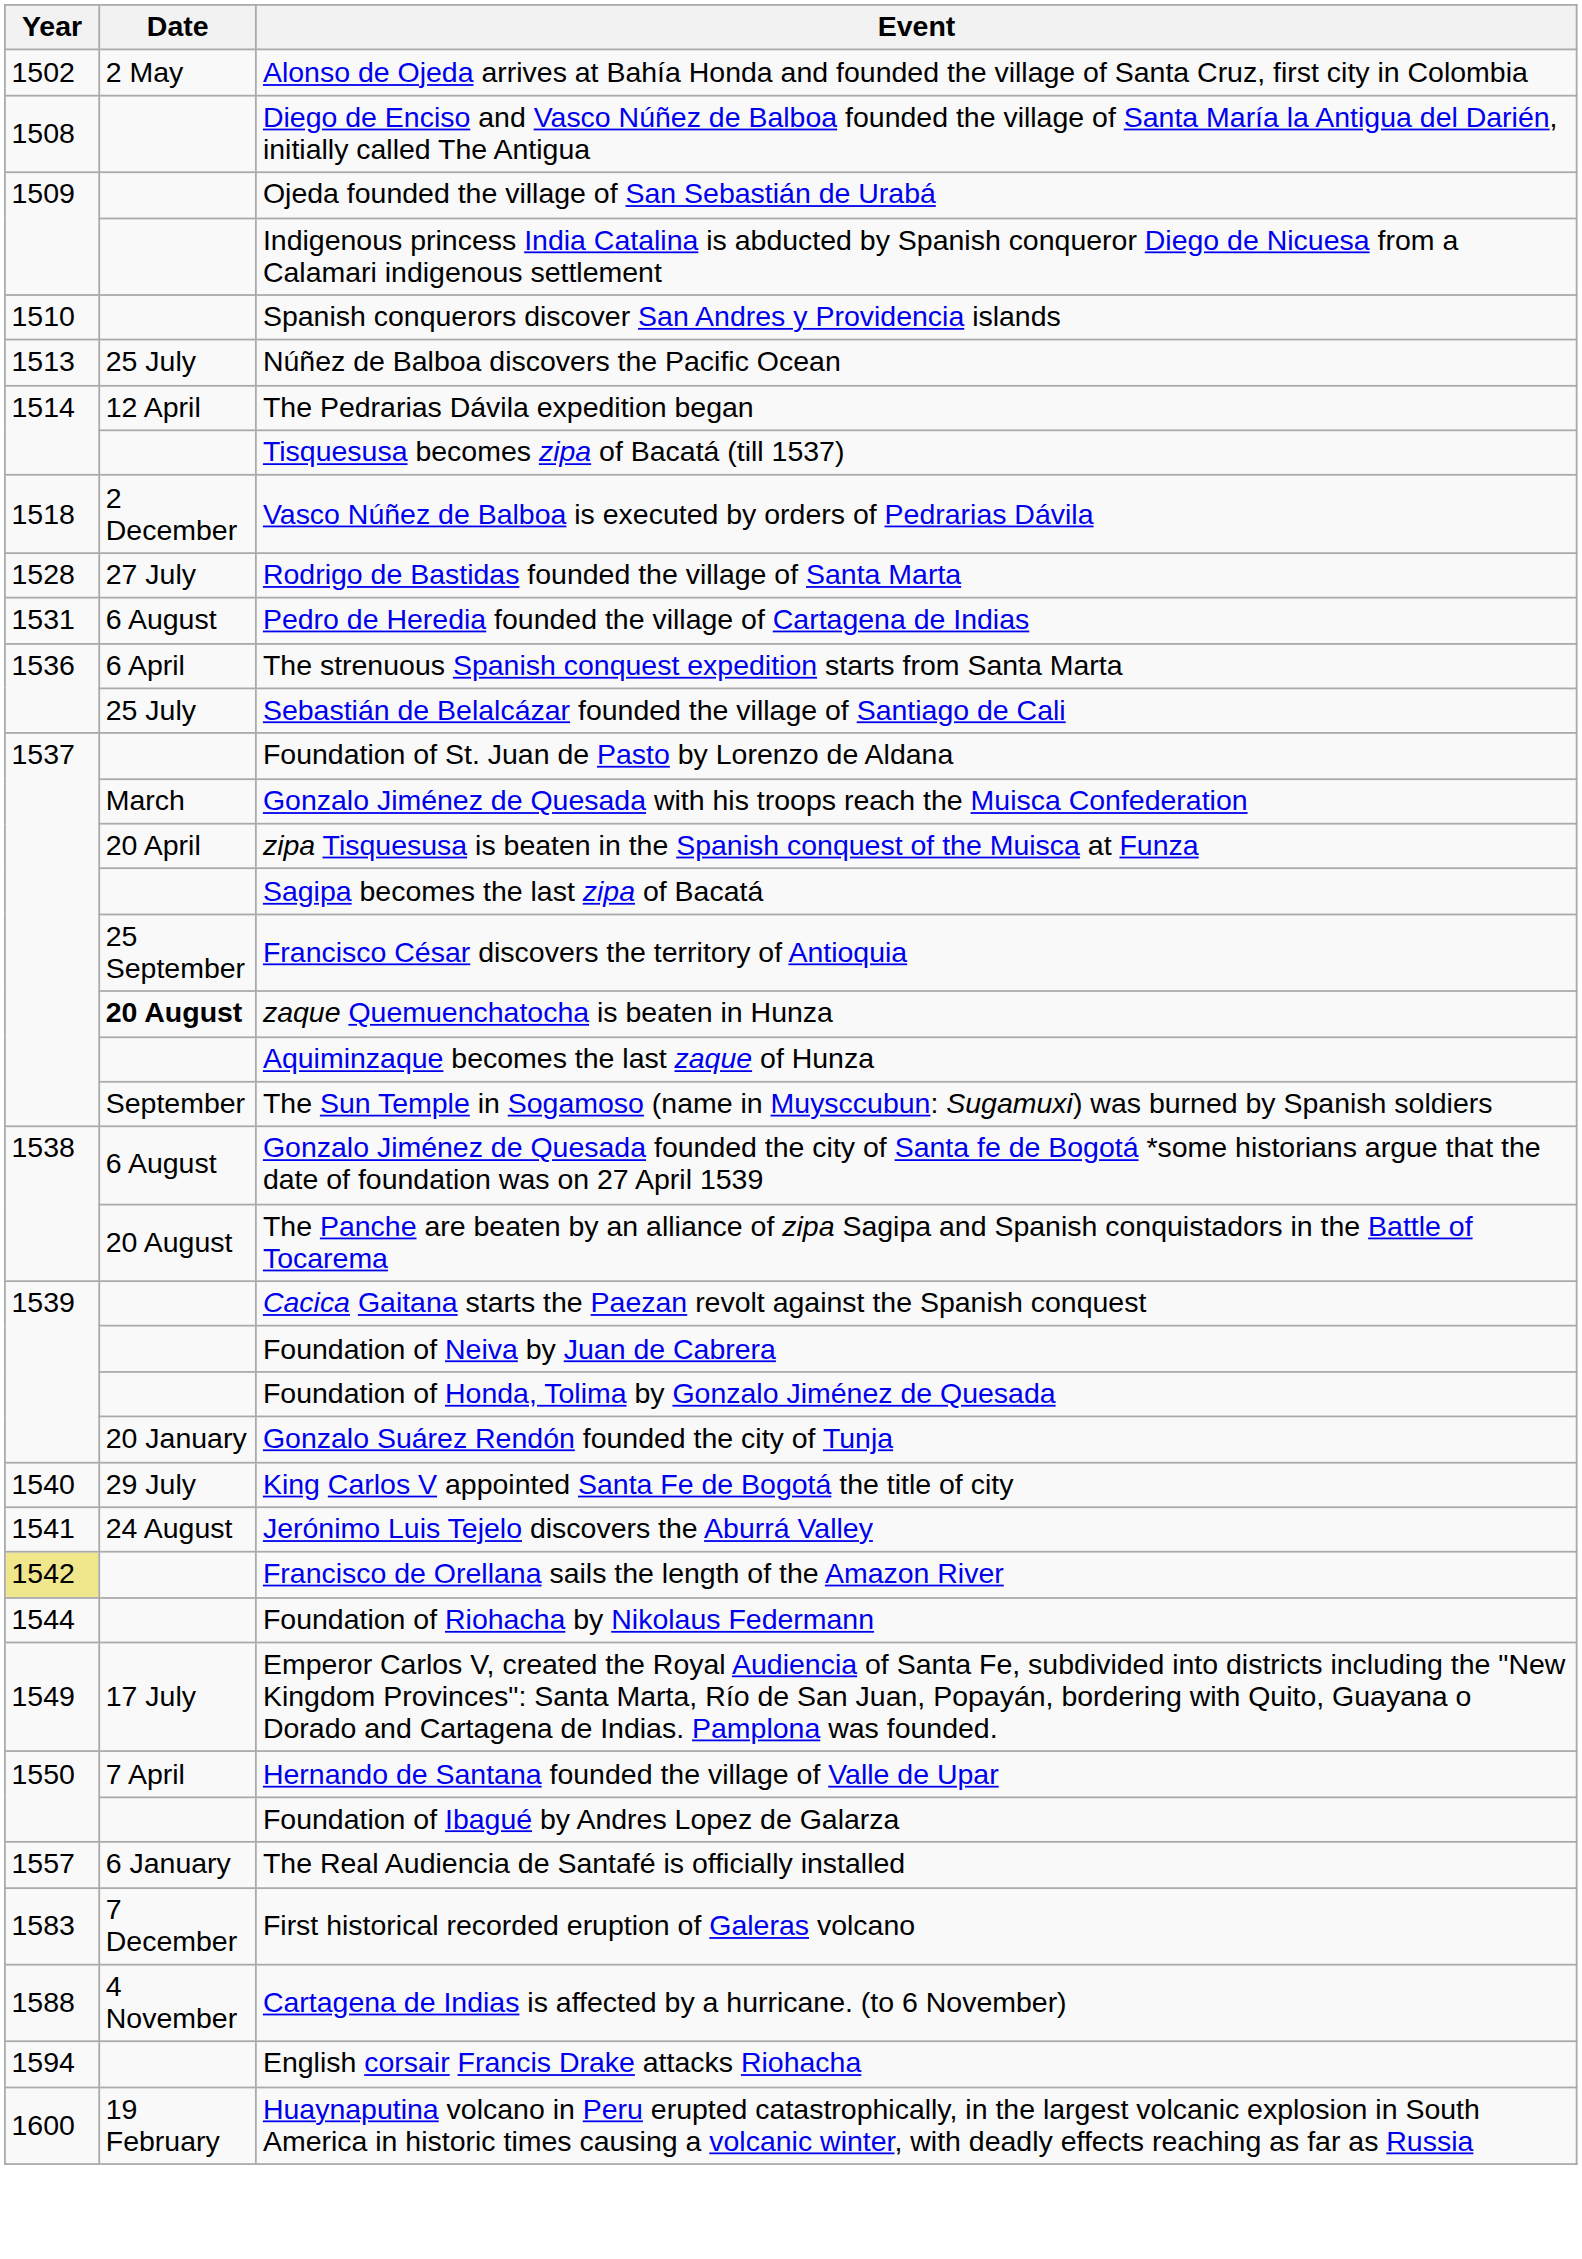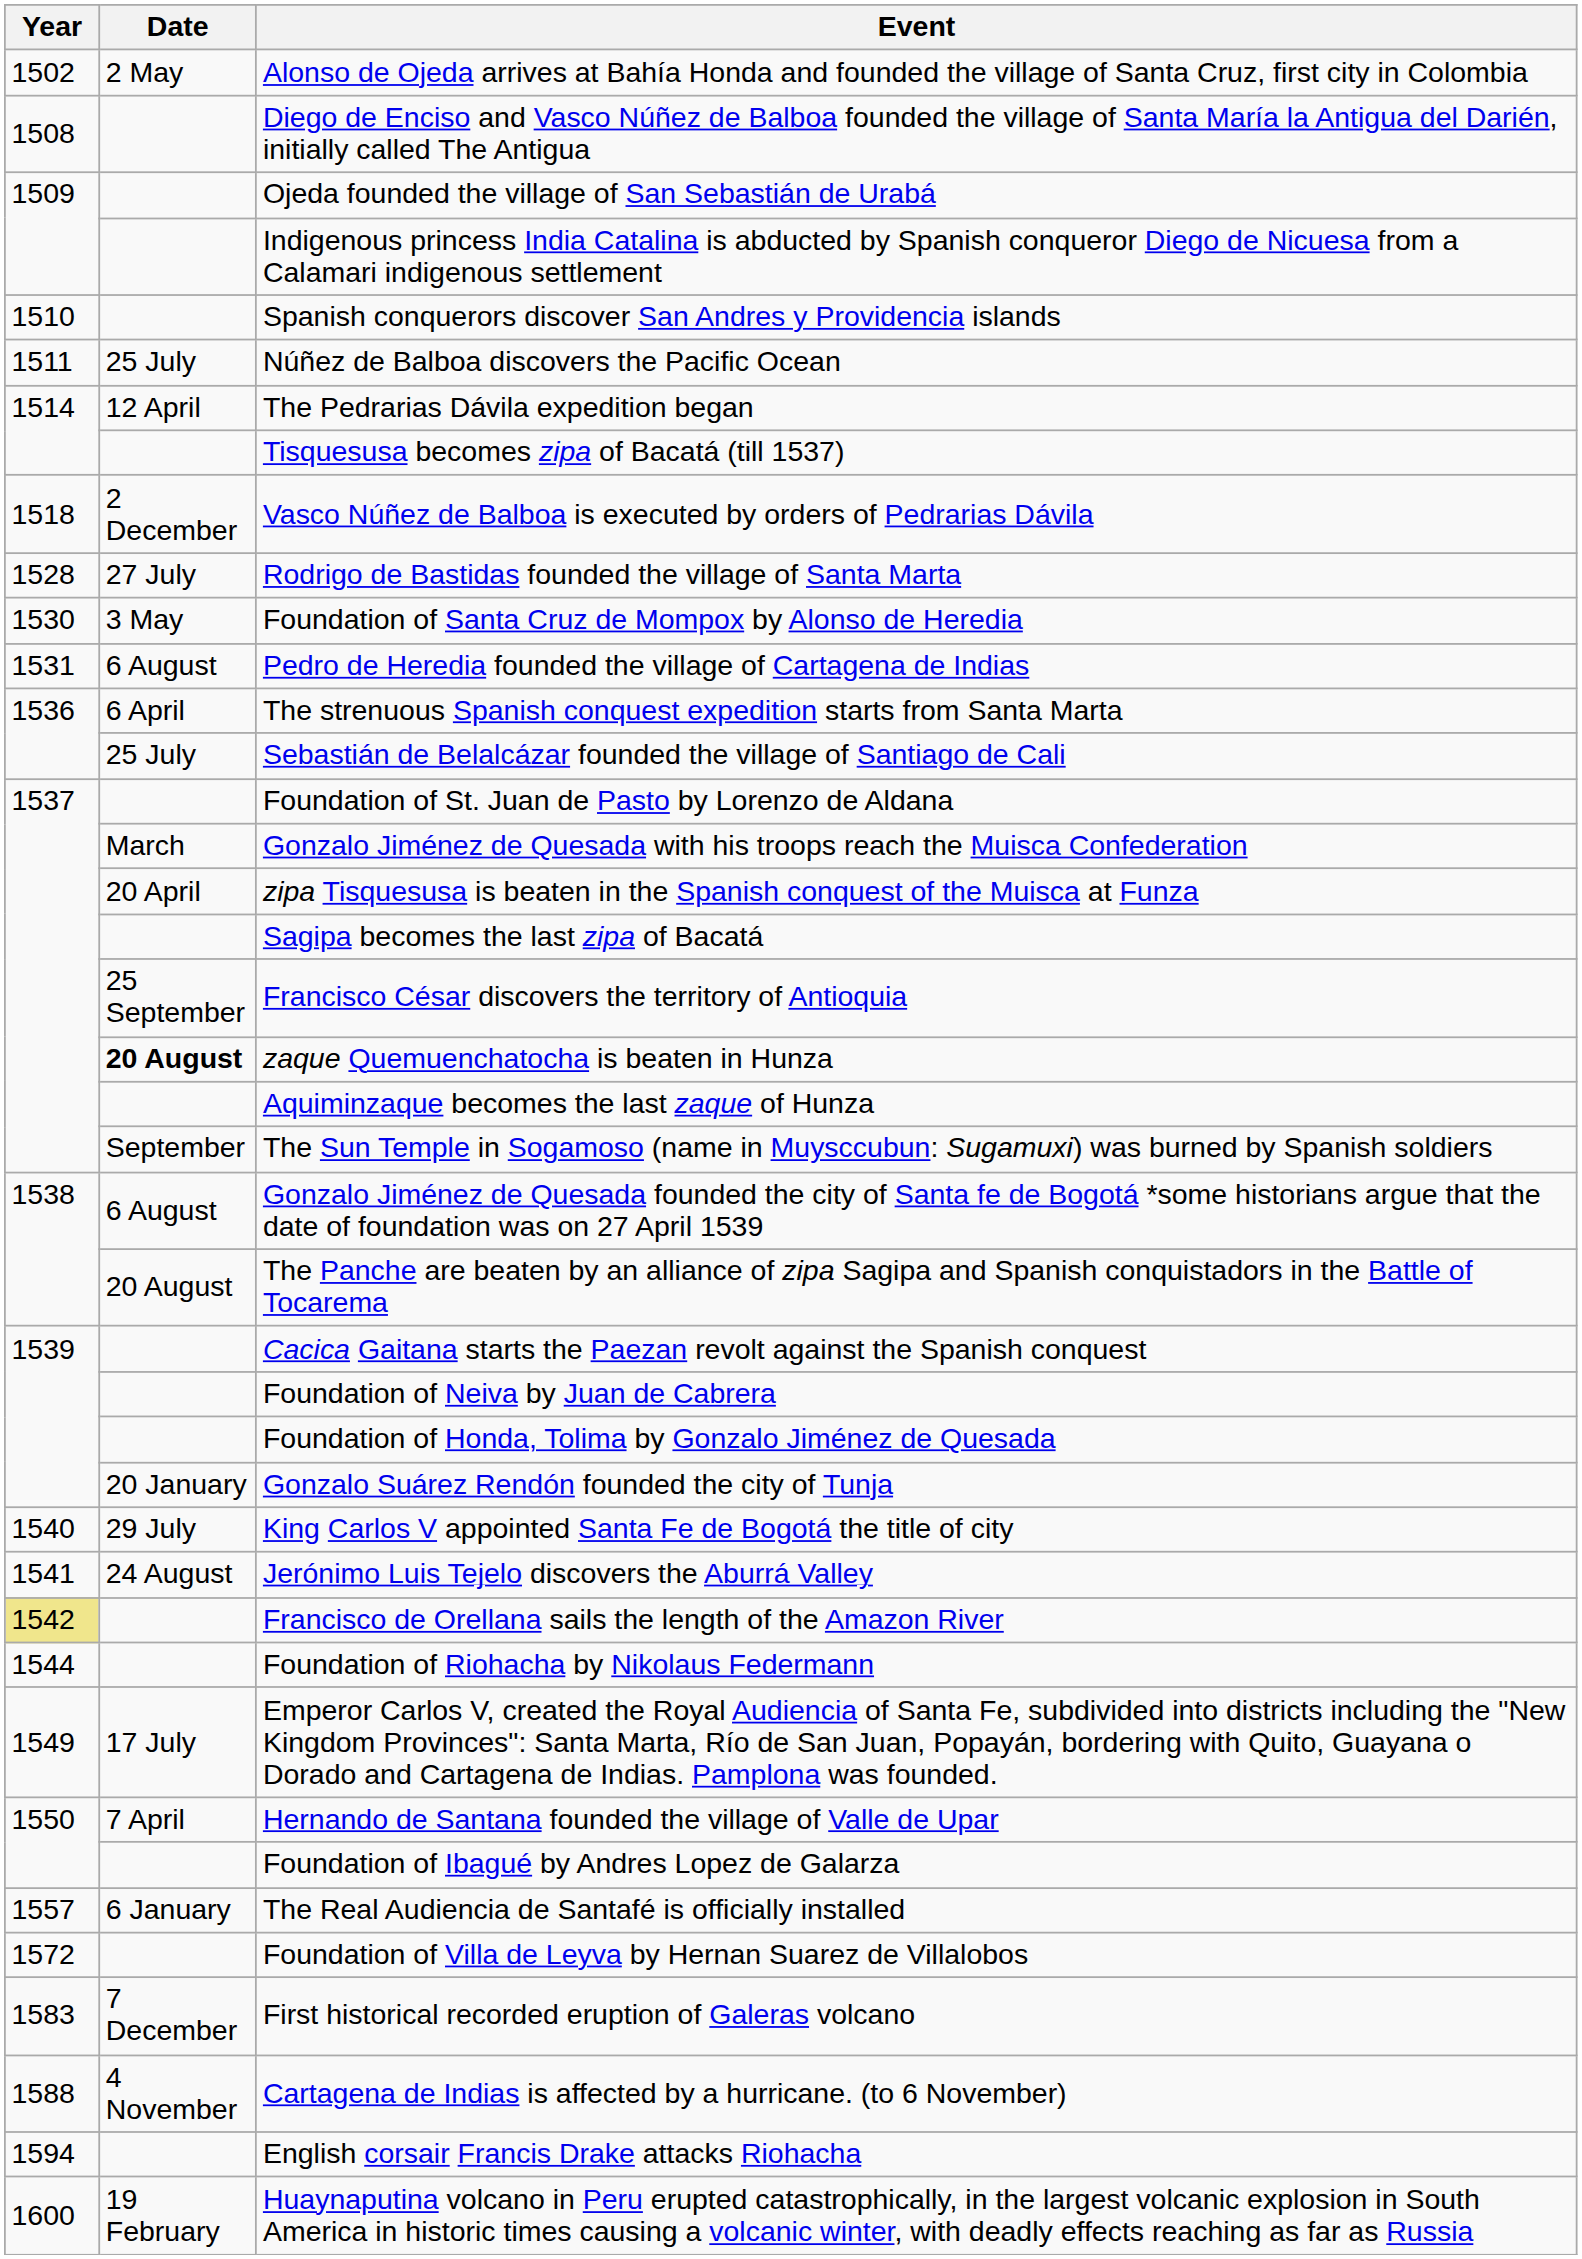(43, 362) 1513 -> (42, 362) 1511
+ row: (643, 620)
+ row: (646, 1954)
